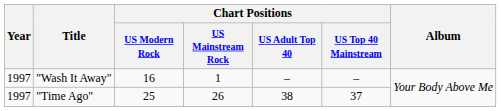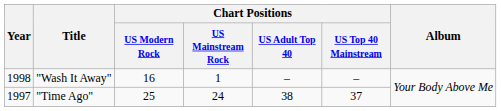(19, 78) 1997 -> (19, 78) 1998
(218, 96) 26 -> (218, 96) 24
